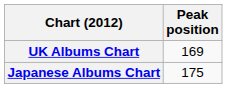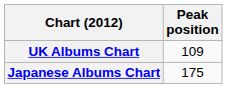(192, 51) 169 -> (192, 51) 109
